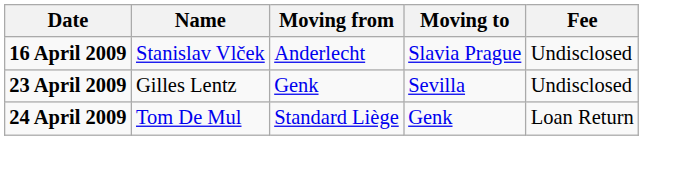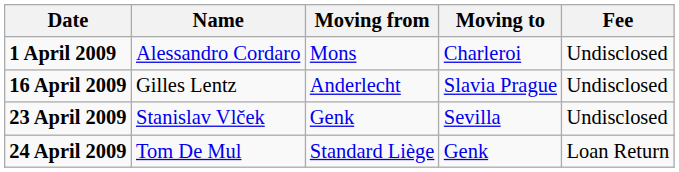+ row: (63, 53)
(200, 53) Stanislav Vlček -> (186, 85) Gilles Lentz
(186, 85) Gilles Lentz -> (200, 118) Stanislav Vlček
